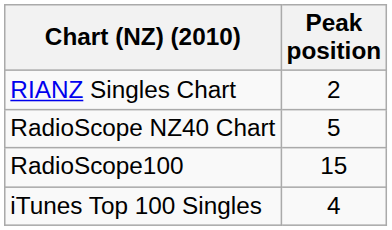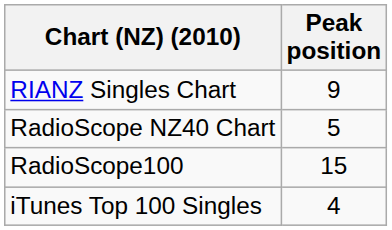(334, 89) 2 -> (334, 89) 9
